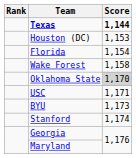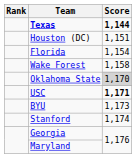(117, 38) 1,153 -> (117, 38) 1,151
(117, 92) normal -> (117, 92) bold
